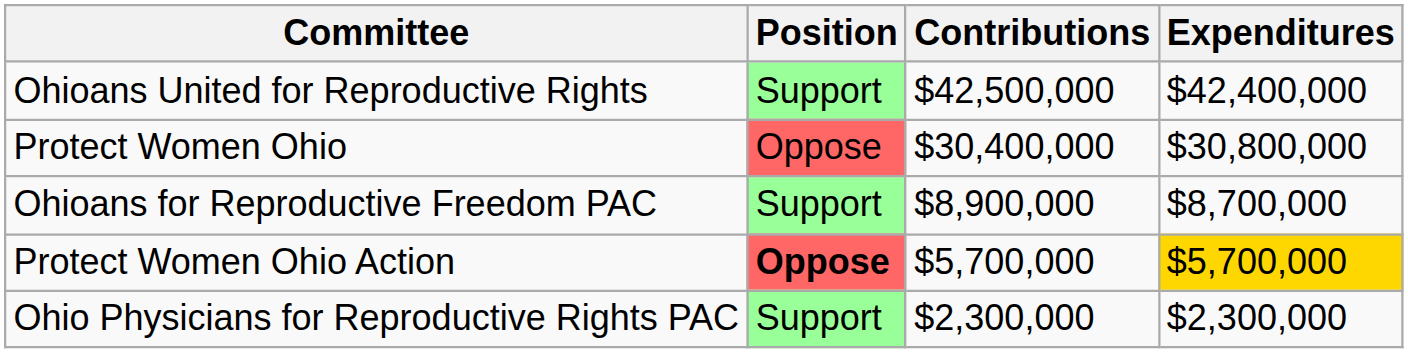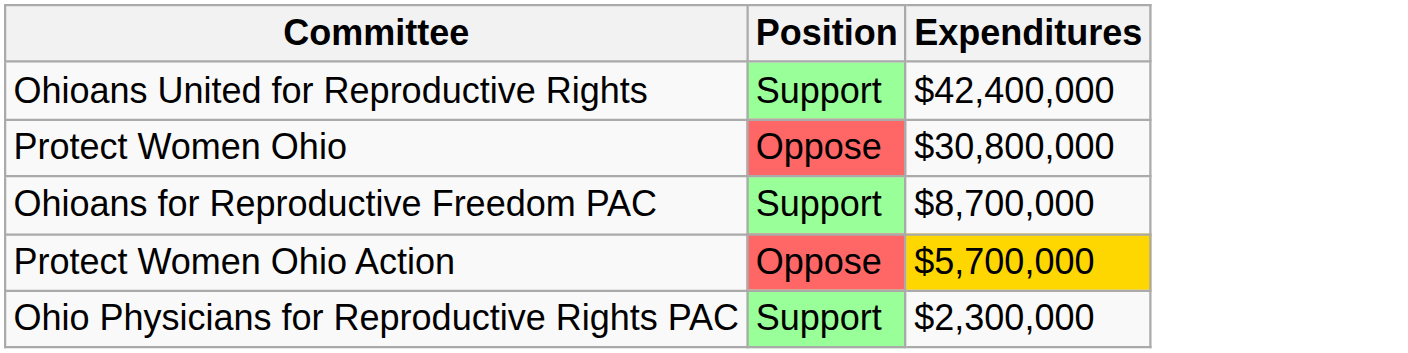- column: (1032, 33)
(823, 261) bold -> (819, 261) normal
